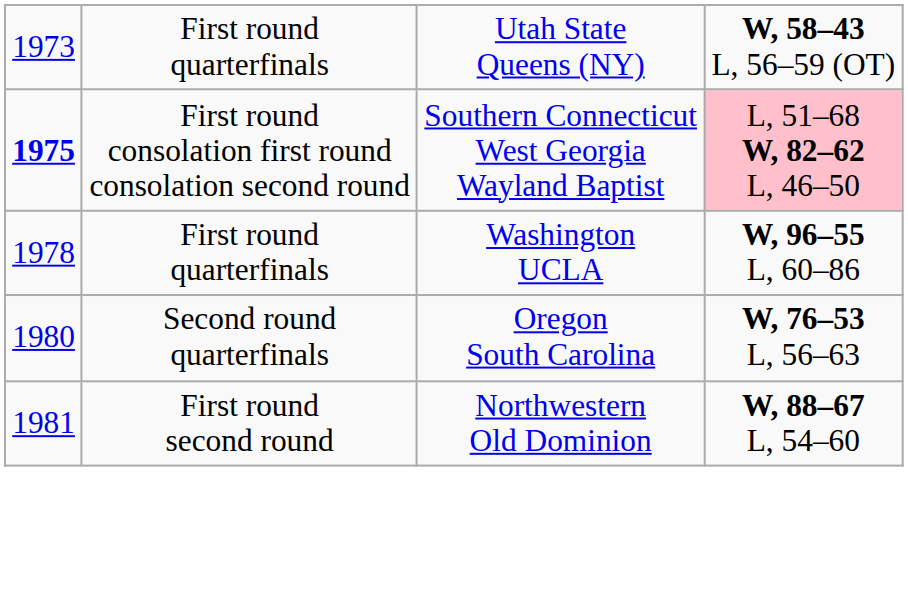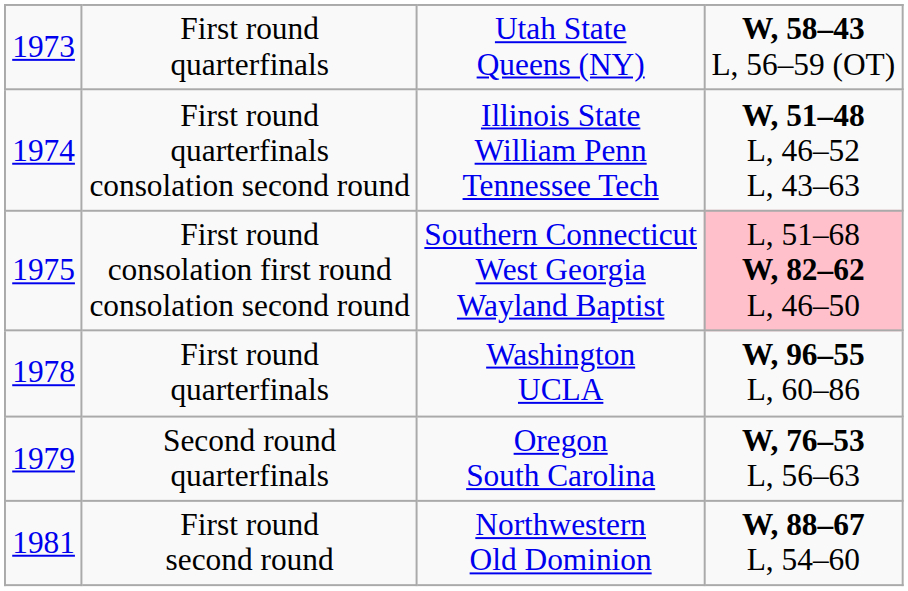+ row: (250, 149)
(44, 149) bold -> (44, 269) normal
(44, 337) 1980 -> (44, 457) 1979
